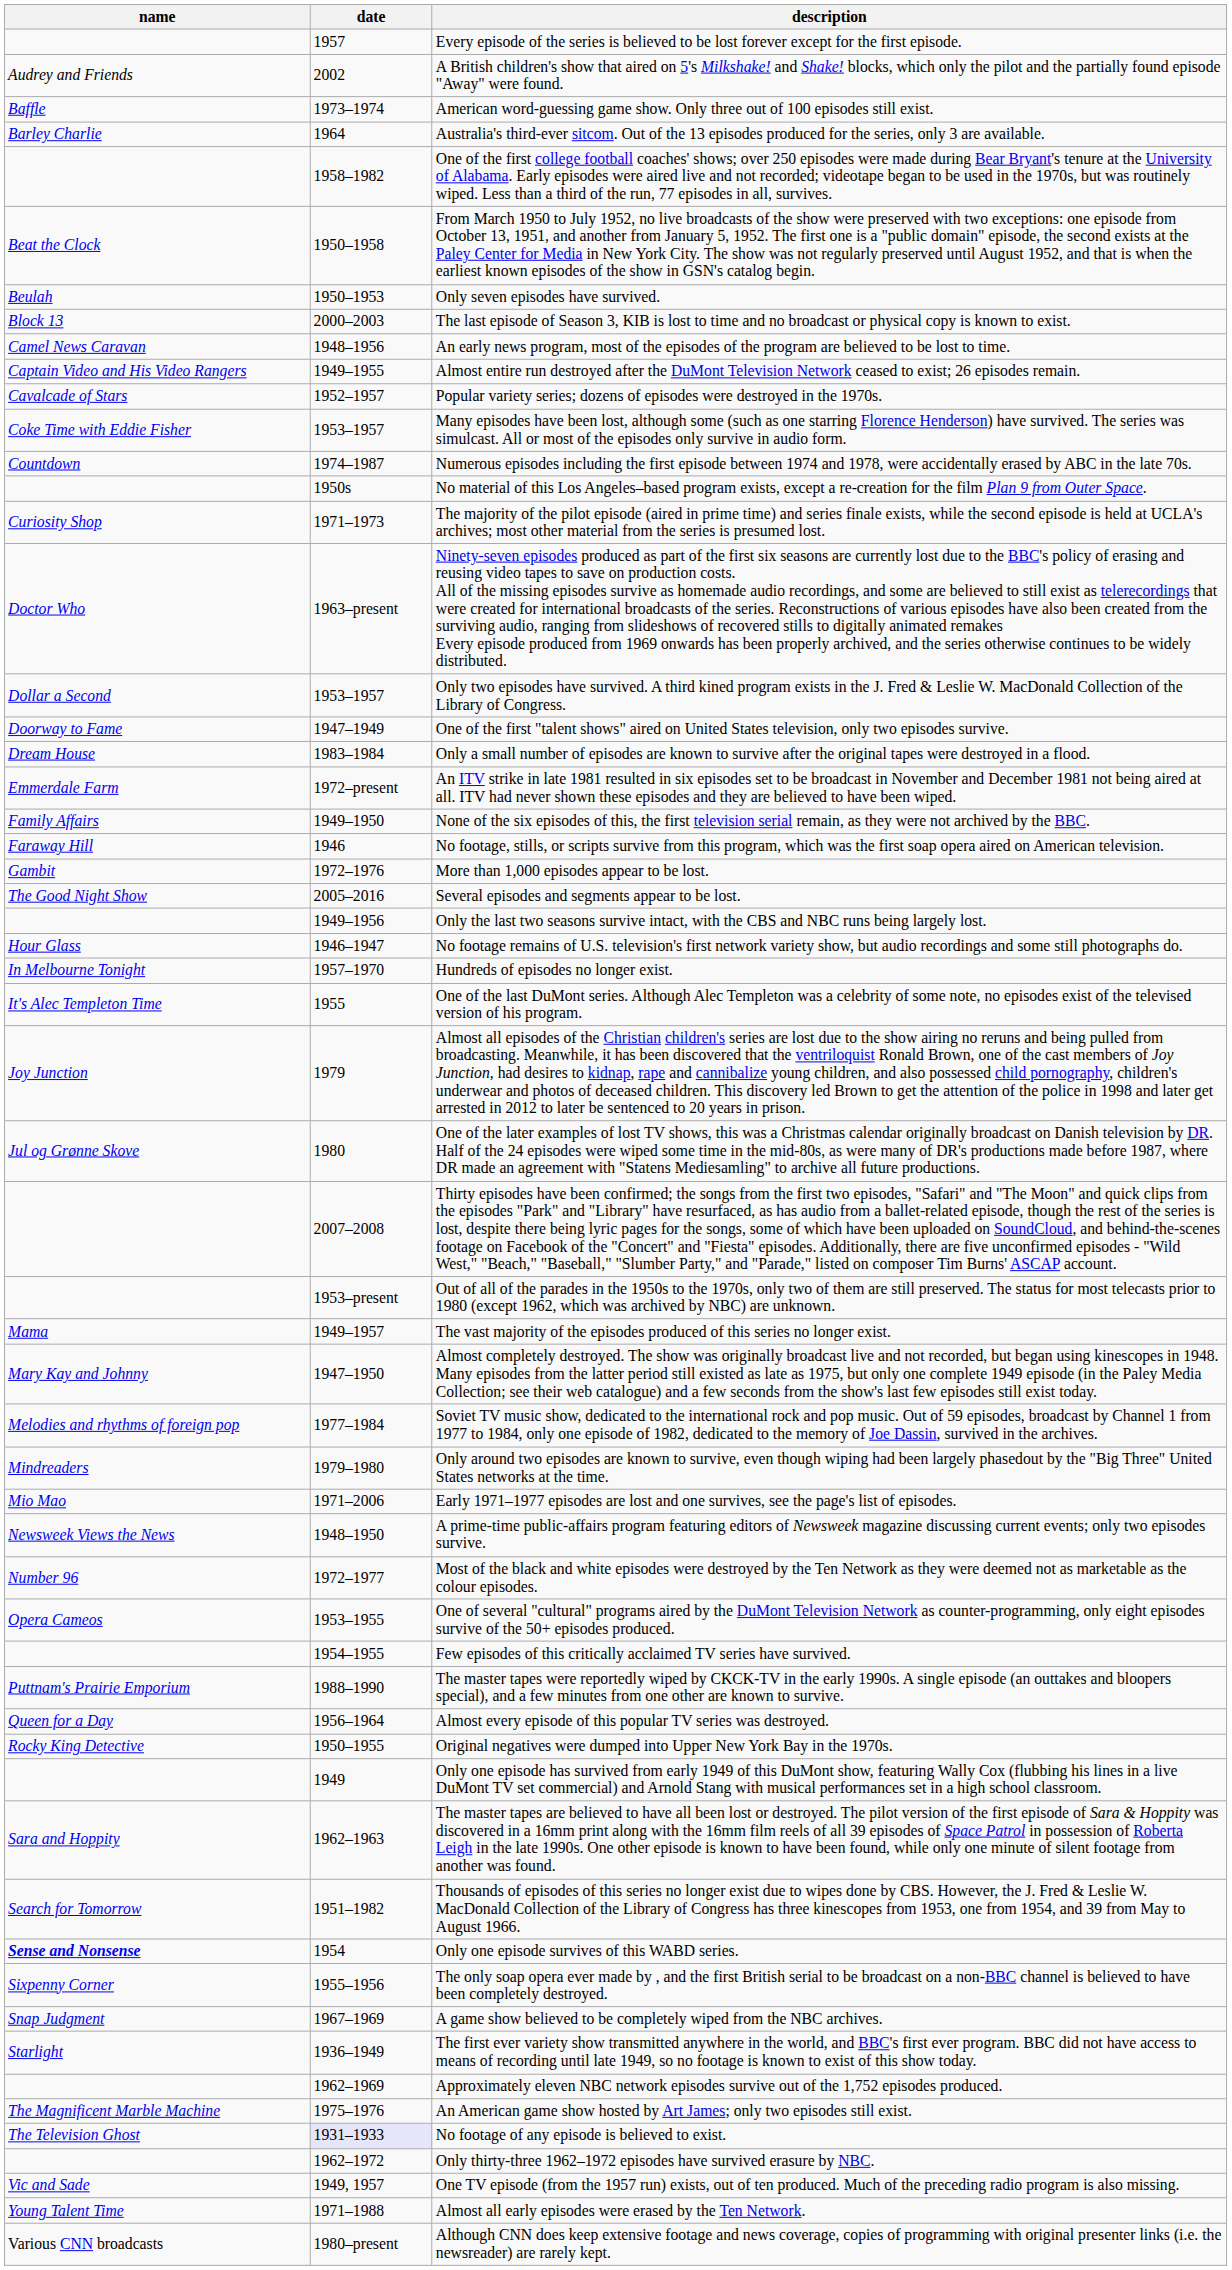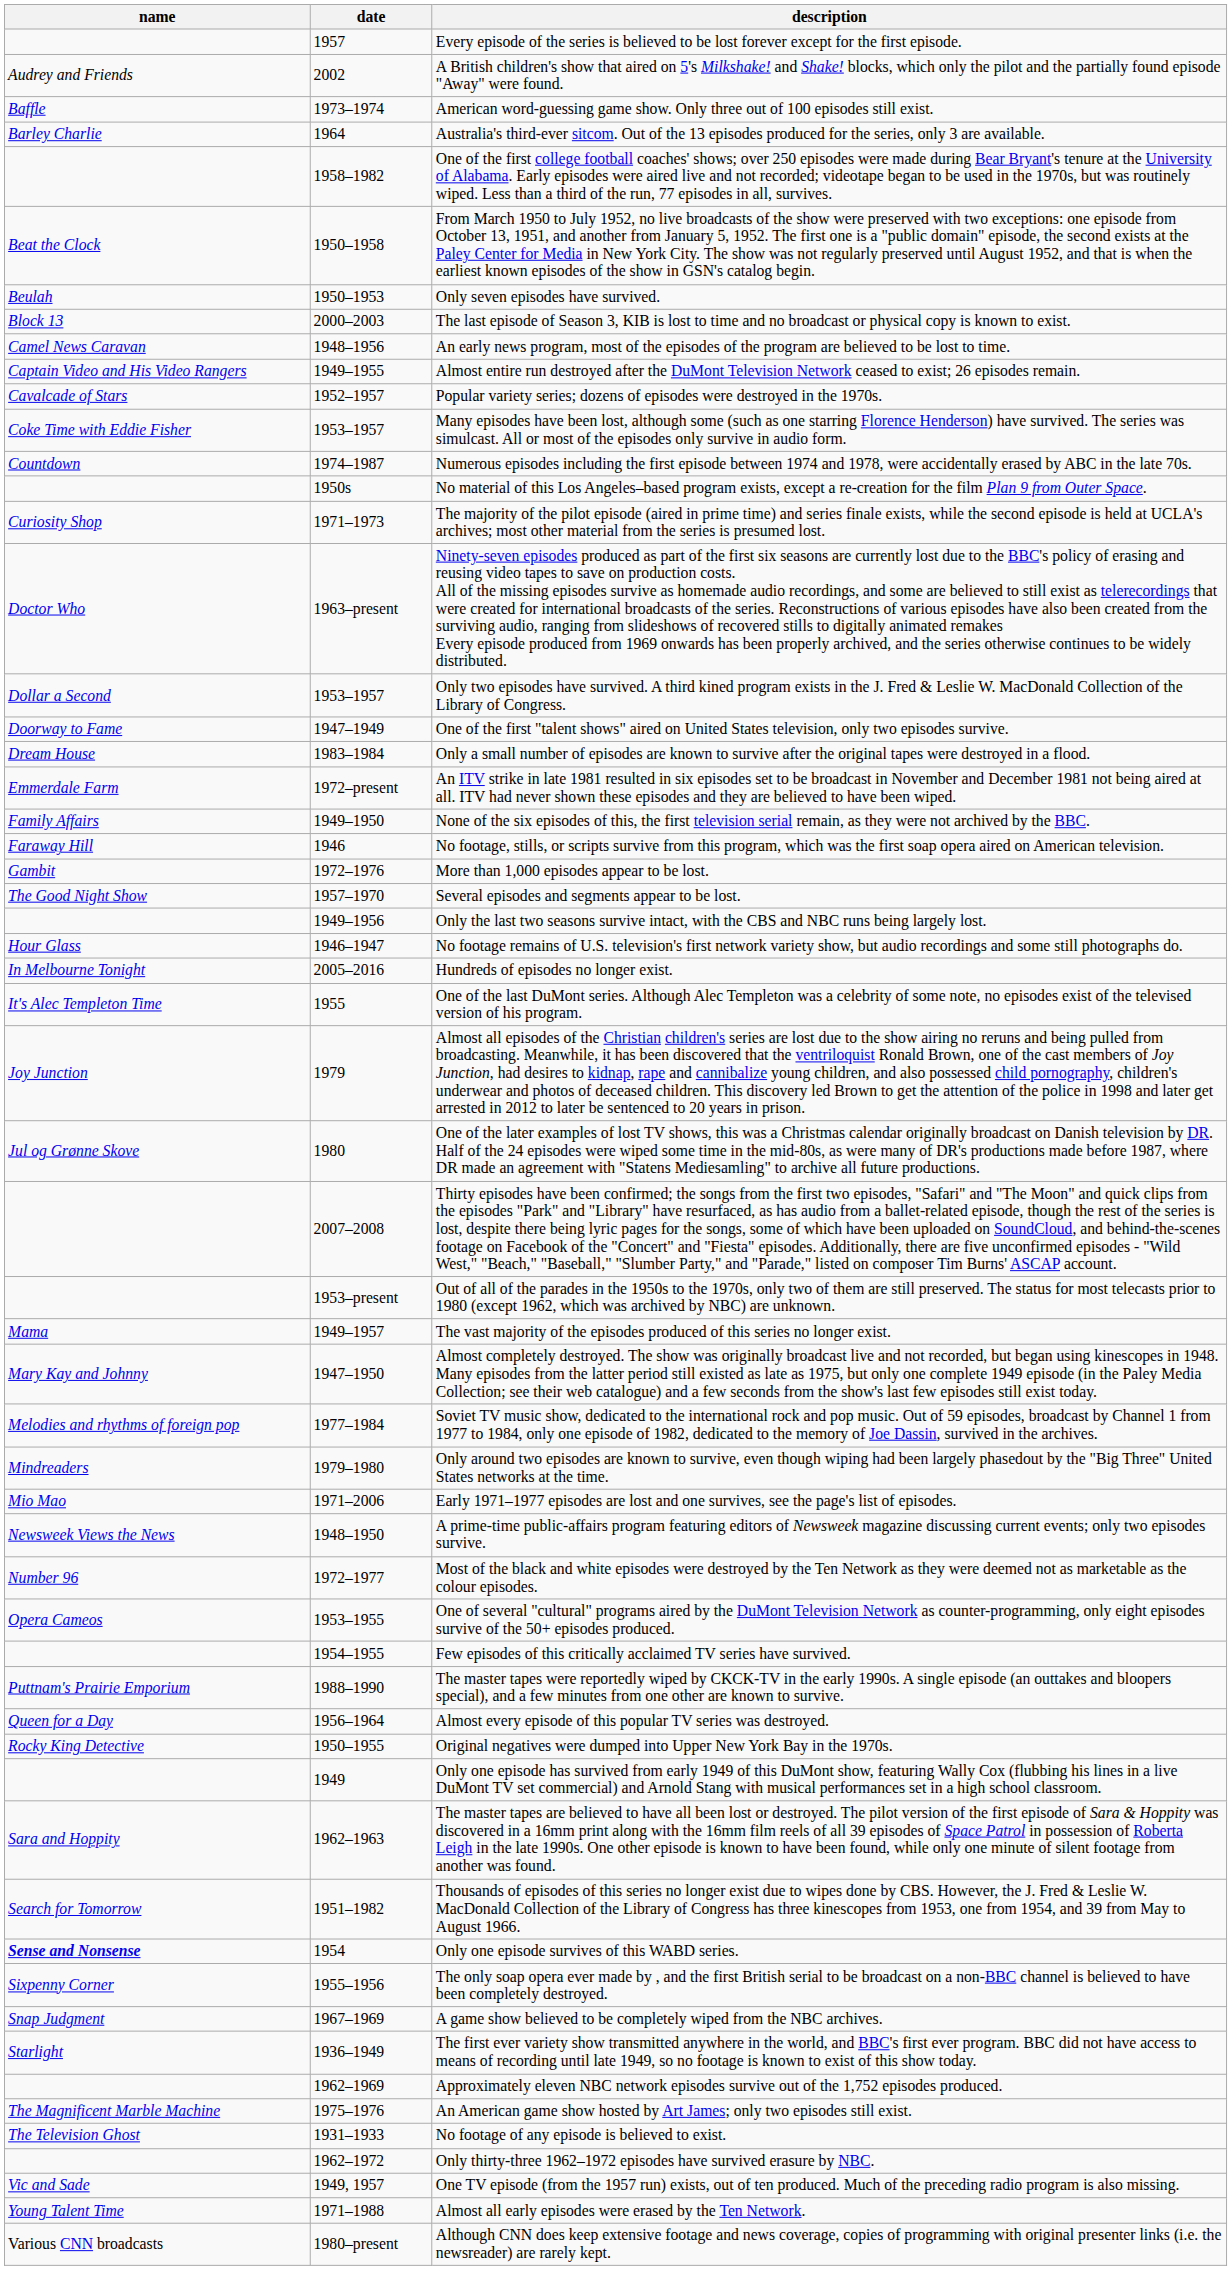(349, 895) 2005–2016 -> (349, 895) 1957–1970
(349, 970) 1957–1970 -> (349, 970) 2005–2016
(349, 2135) lavender background -> (349, 2135) no background
